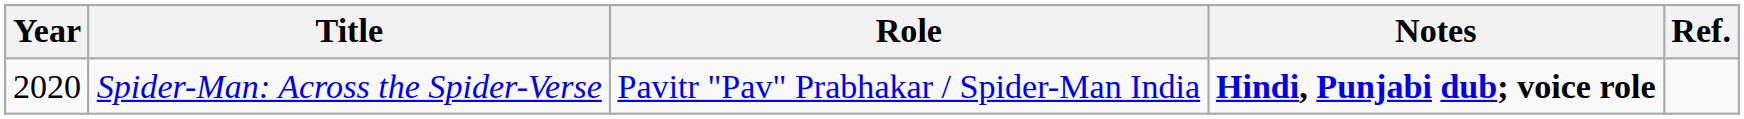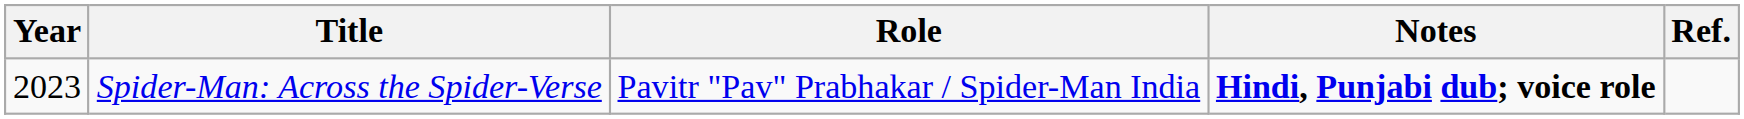(47, 85) 2020 -> (47, 85) 2023
